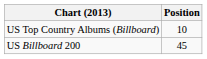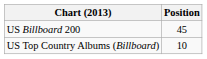rows swapped: (44, 45) <-> (83, 29)
